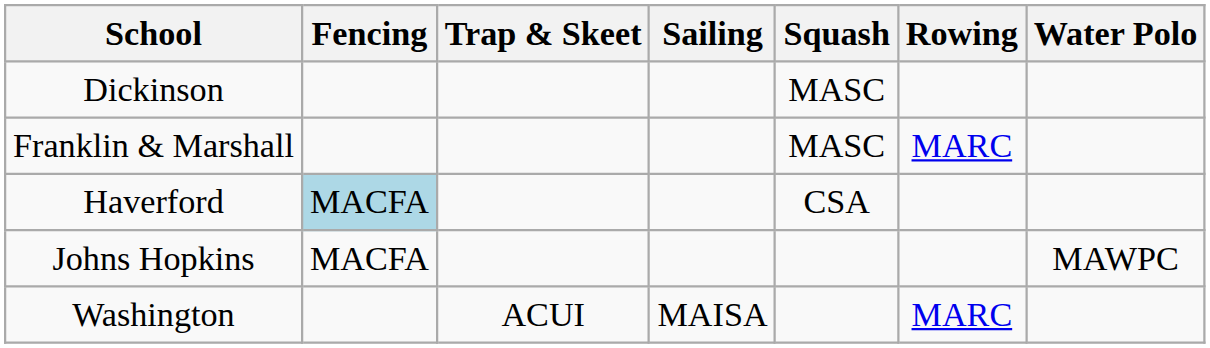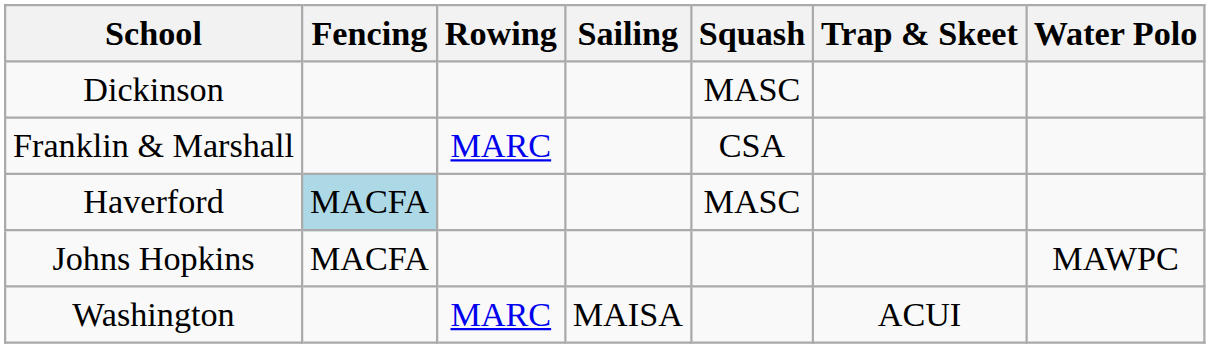columns swapped: (962, 32) <-> (543, 32)
(837, 145) MASC -> (752, 145) CSA
(837, 202) CSA -> (752, 202) MASC
